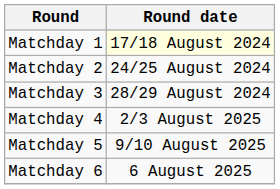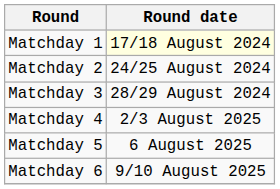(190, 146) 9/10 August 2025 -> (190, 146) 6 August 2025
(190, 171) 6 August 2025 -> (190, 171) 9/10 August 2025
